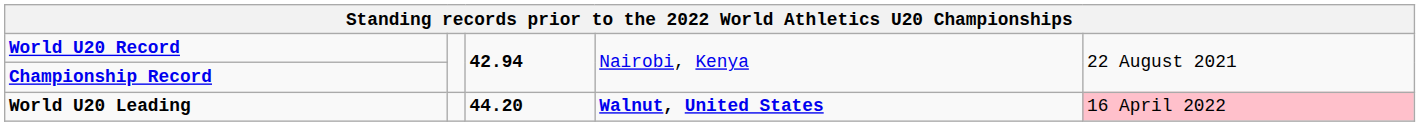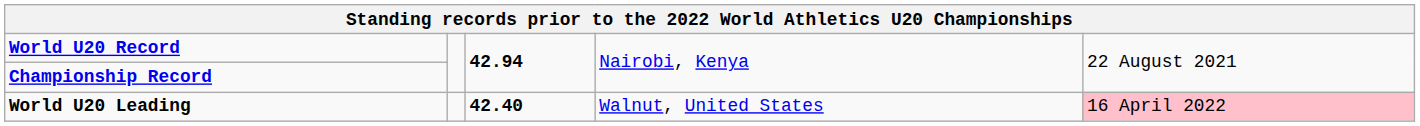(496, 106) 44.20 -> (496, 106) 42.40
(711, 106) bold -> (711, 106) normal
